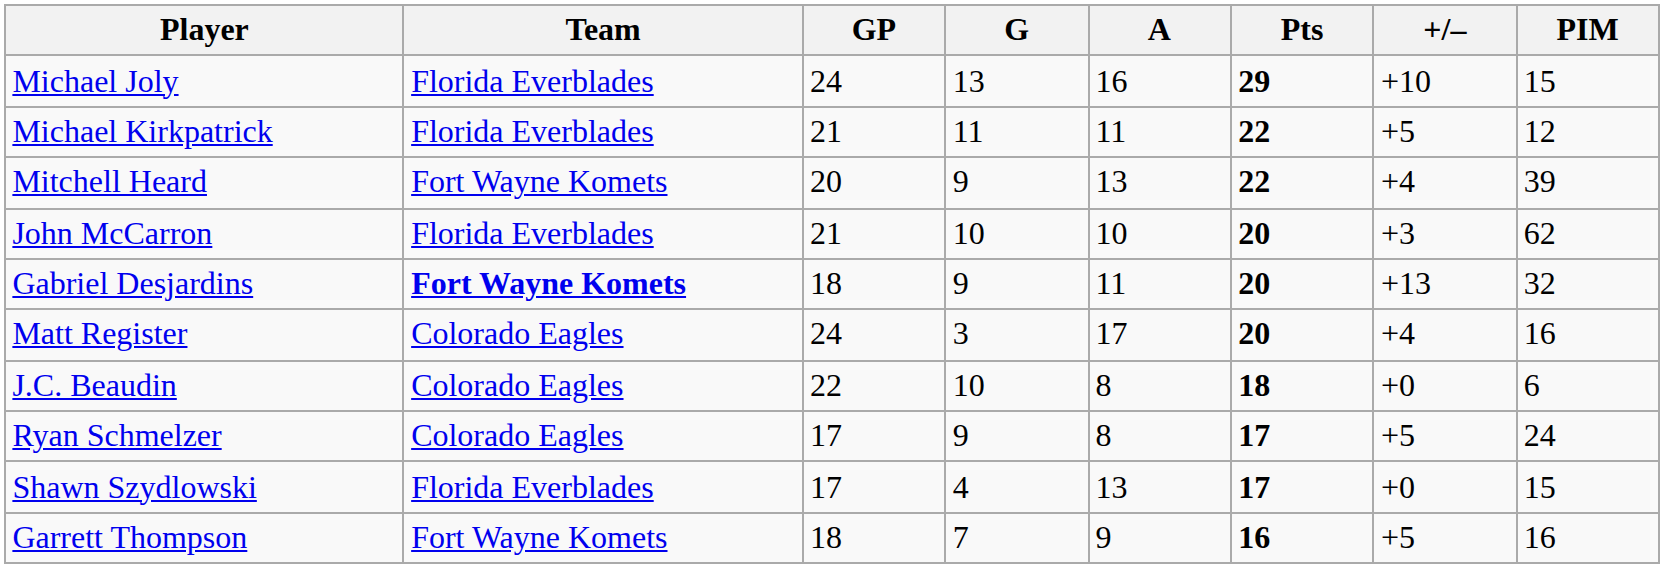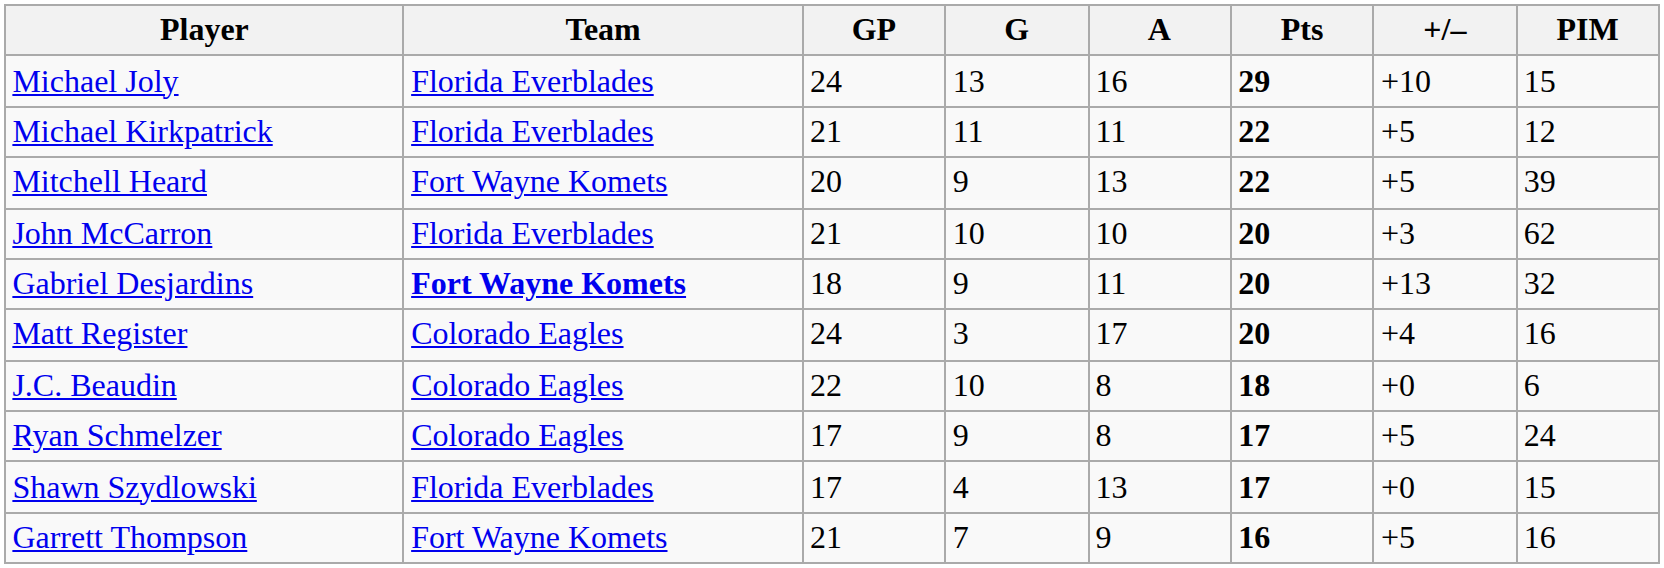(1398, 182) +4 -> (1398, 182) +5
(826, 537) 18 -> (826, 537) 21
